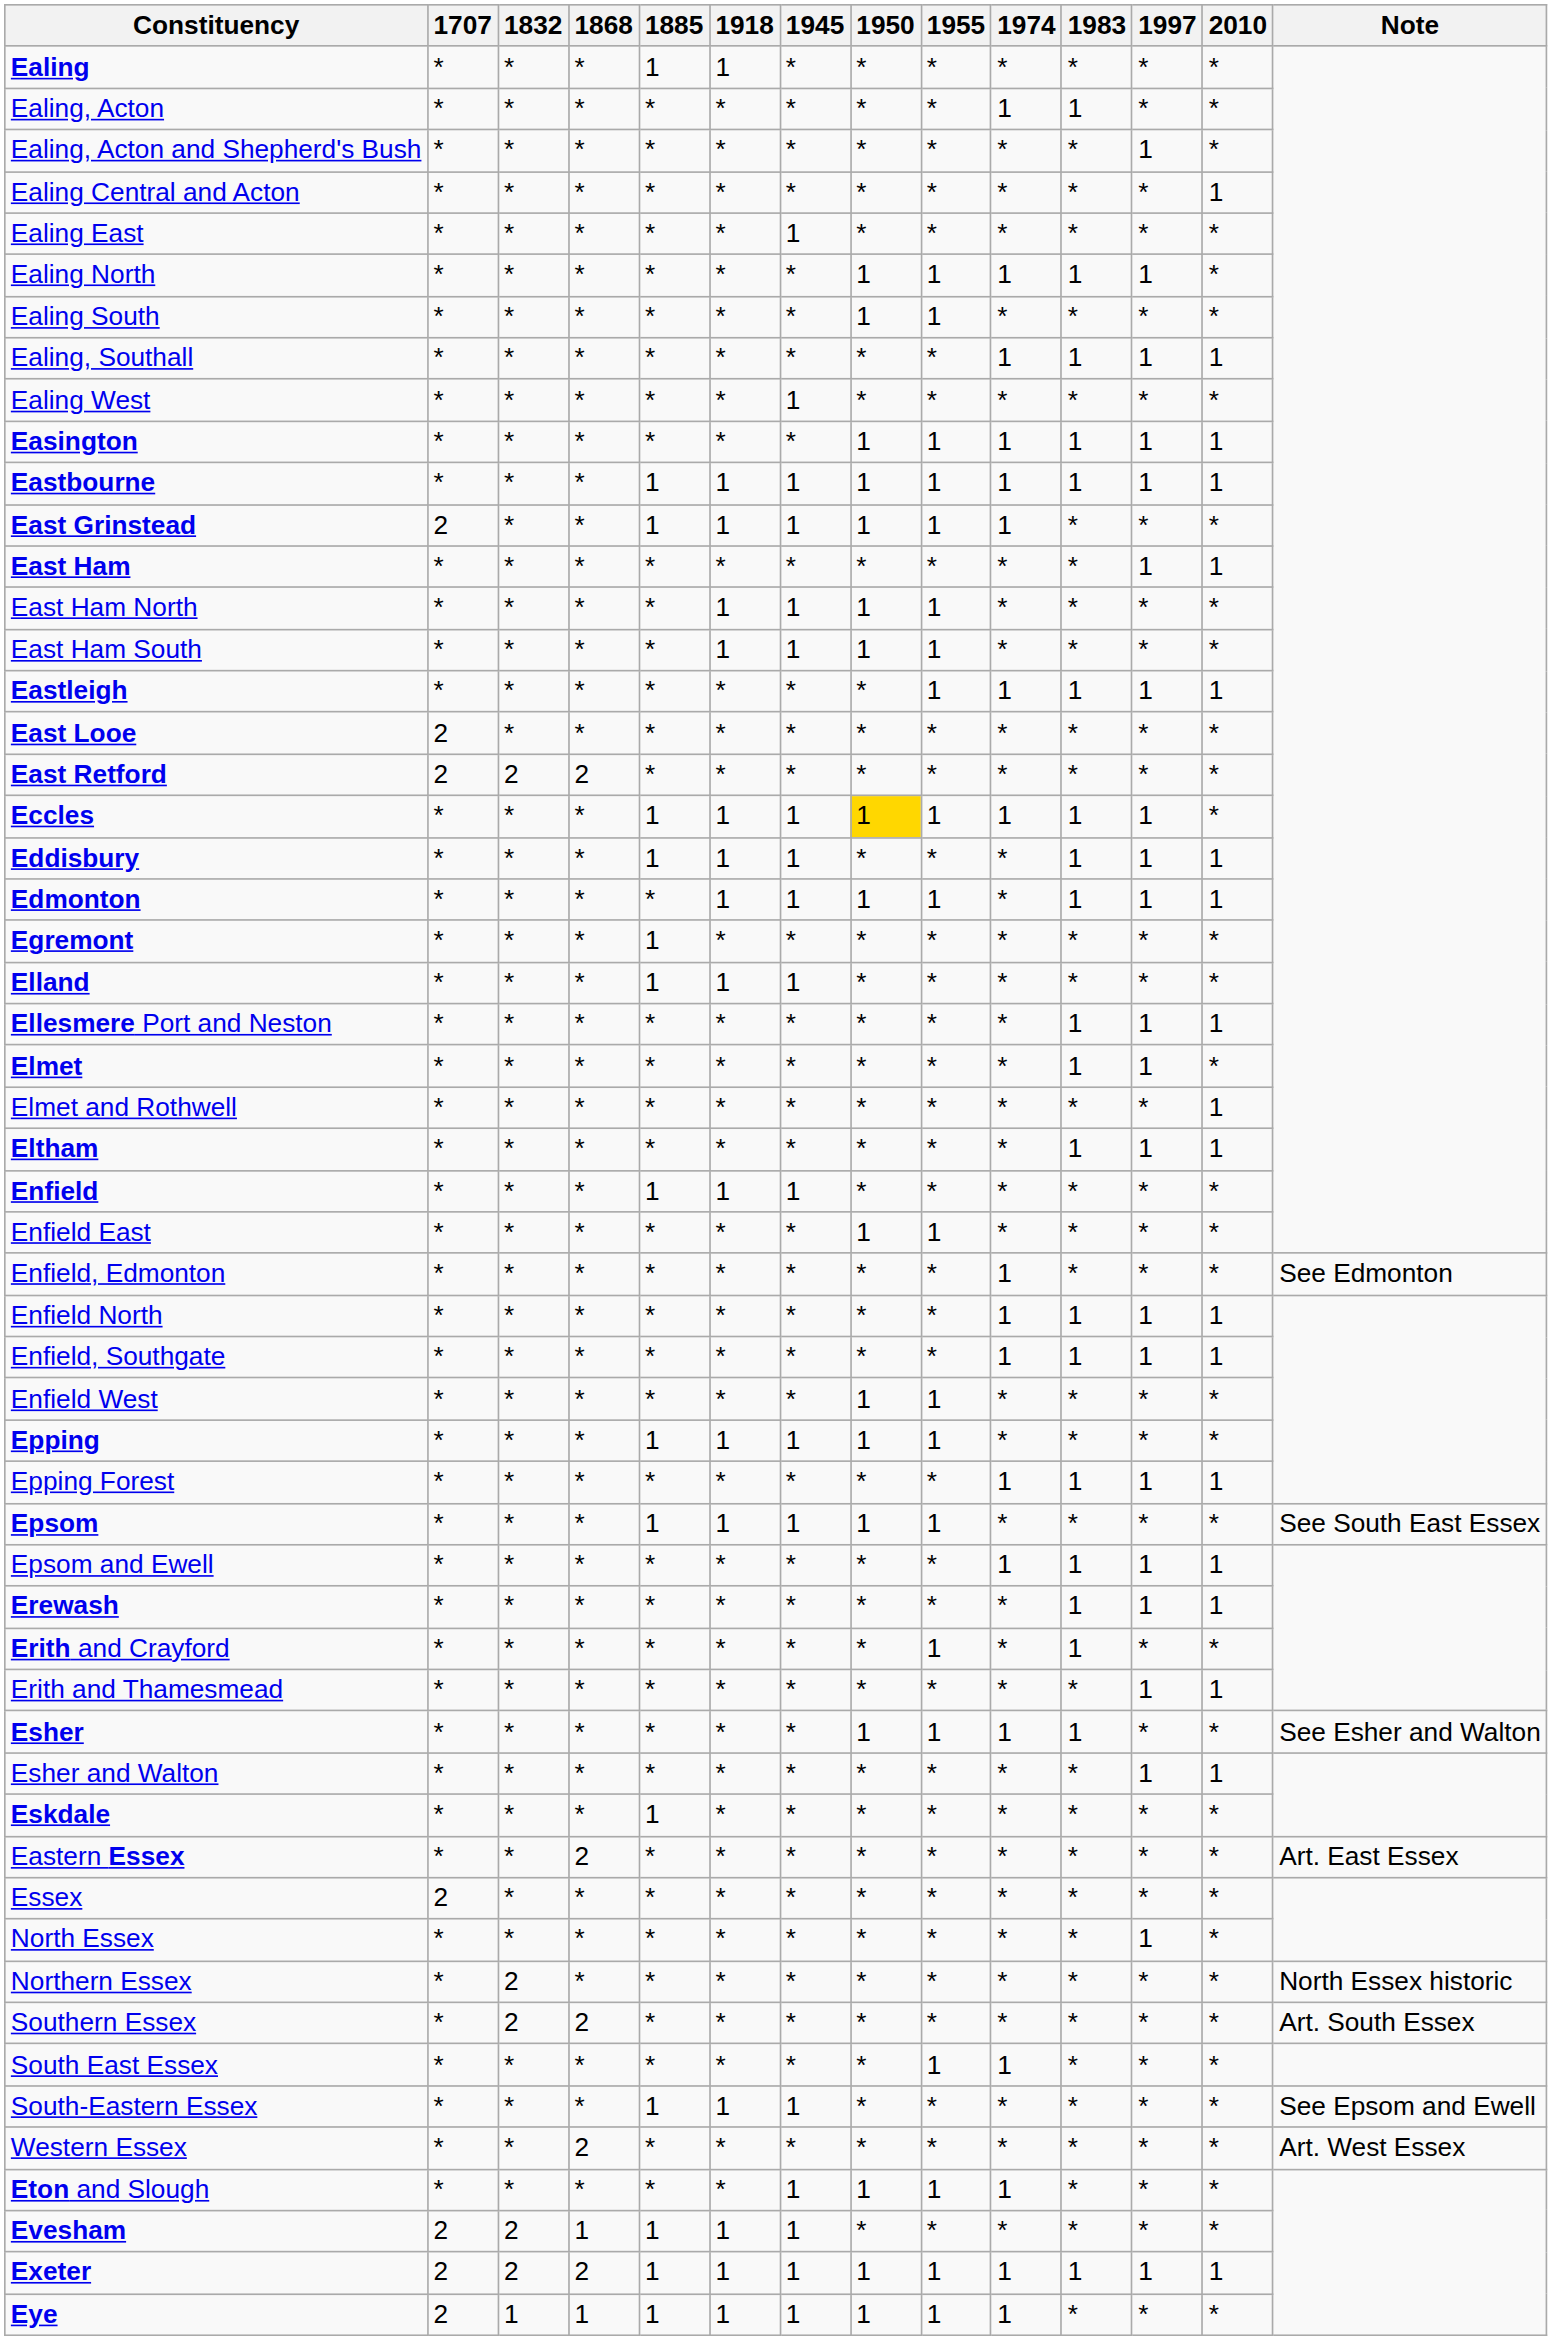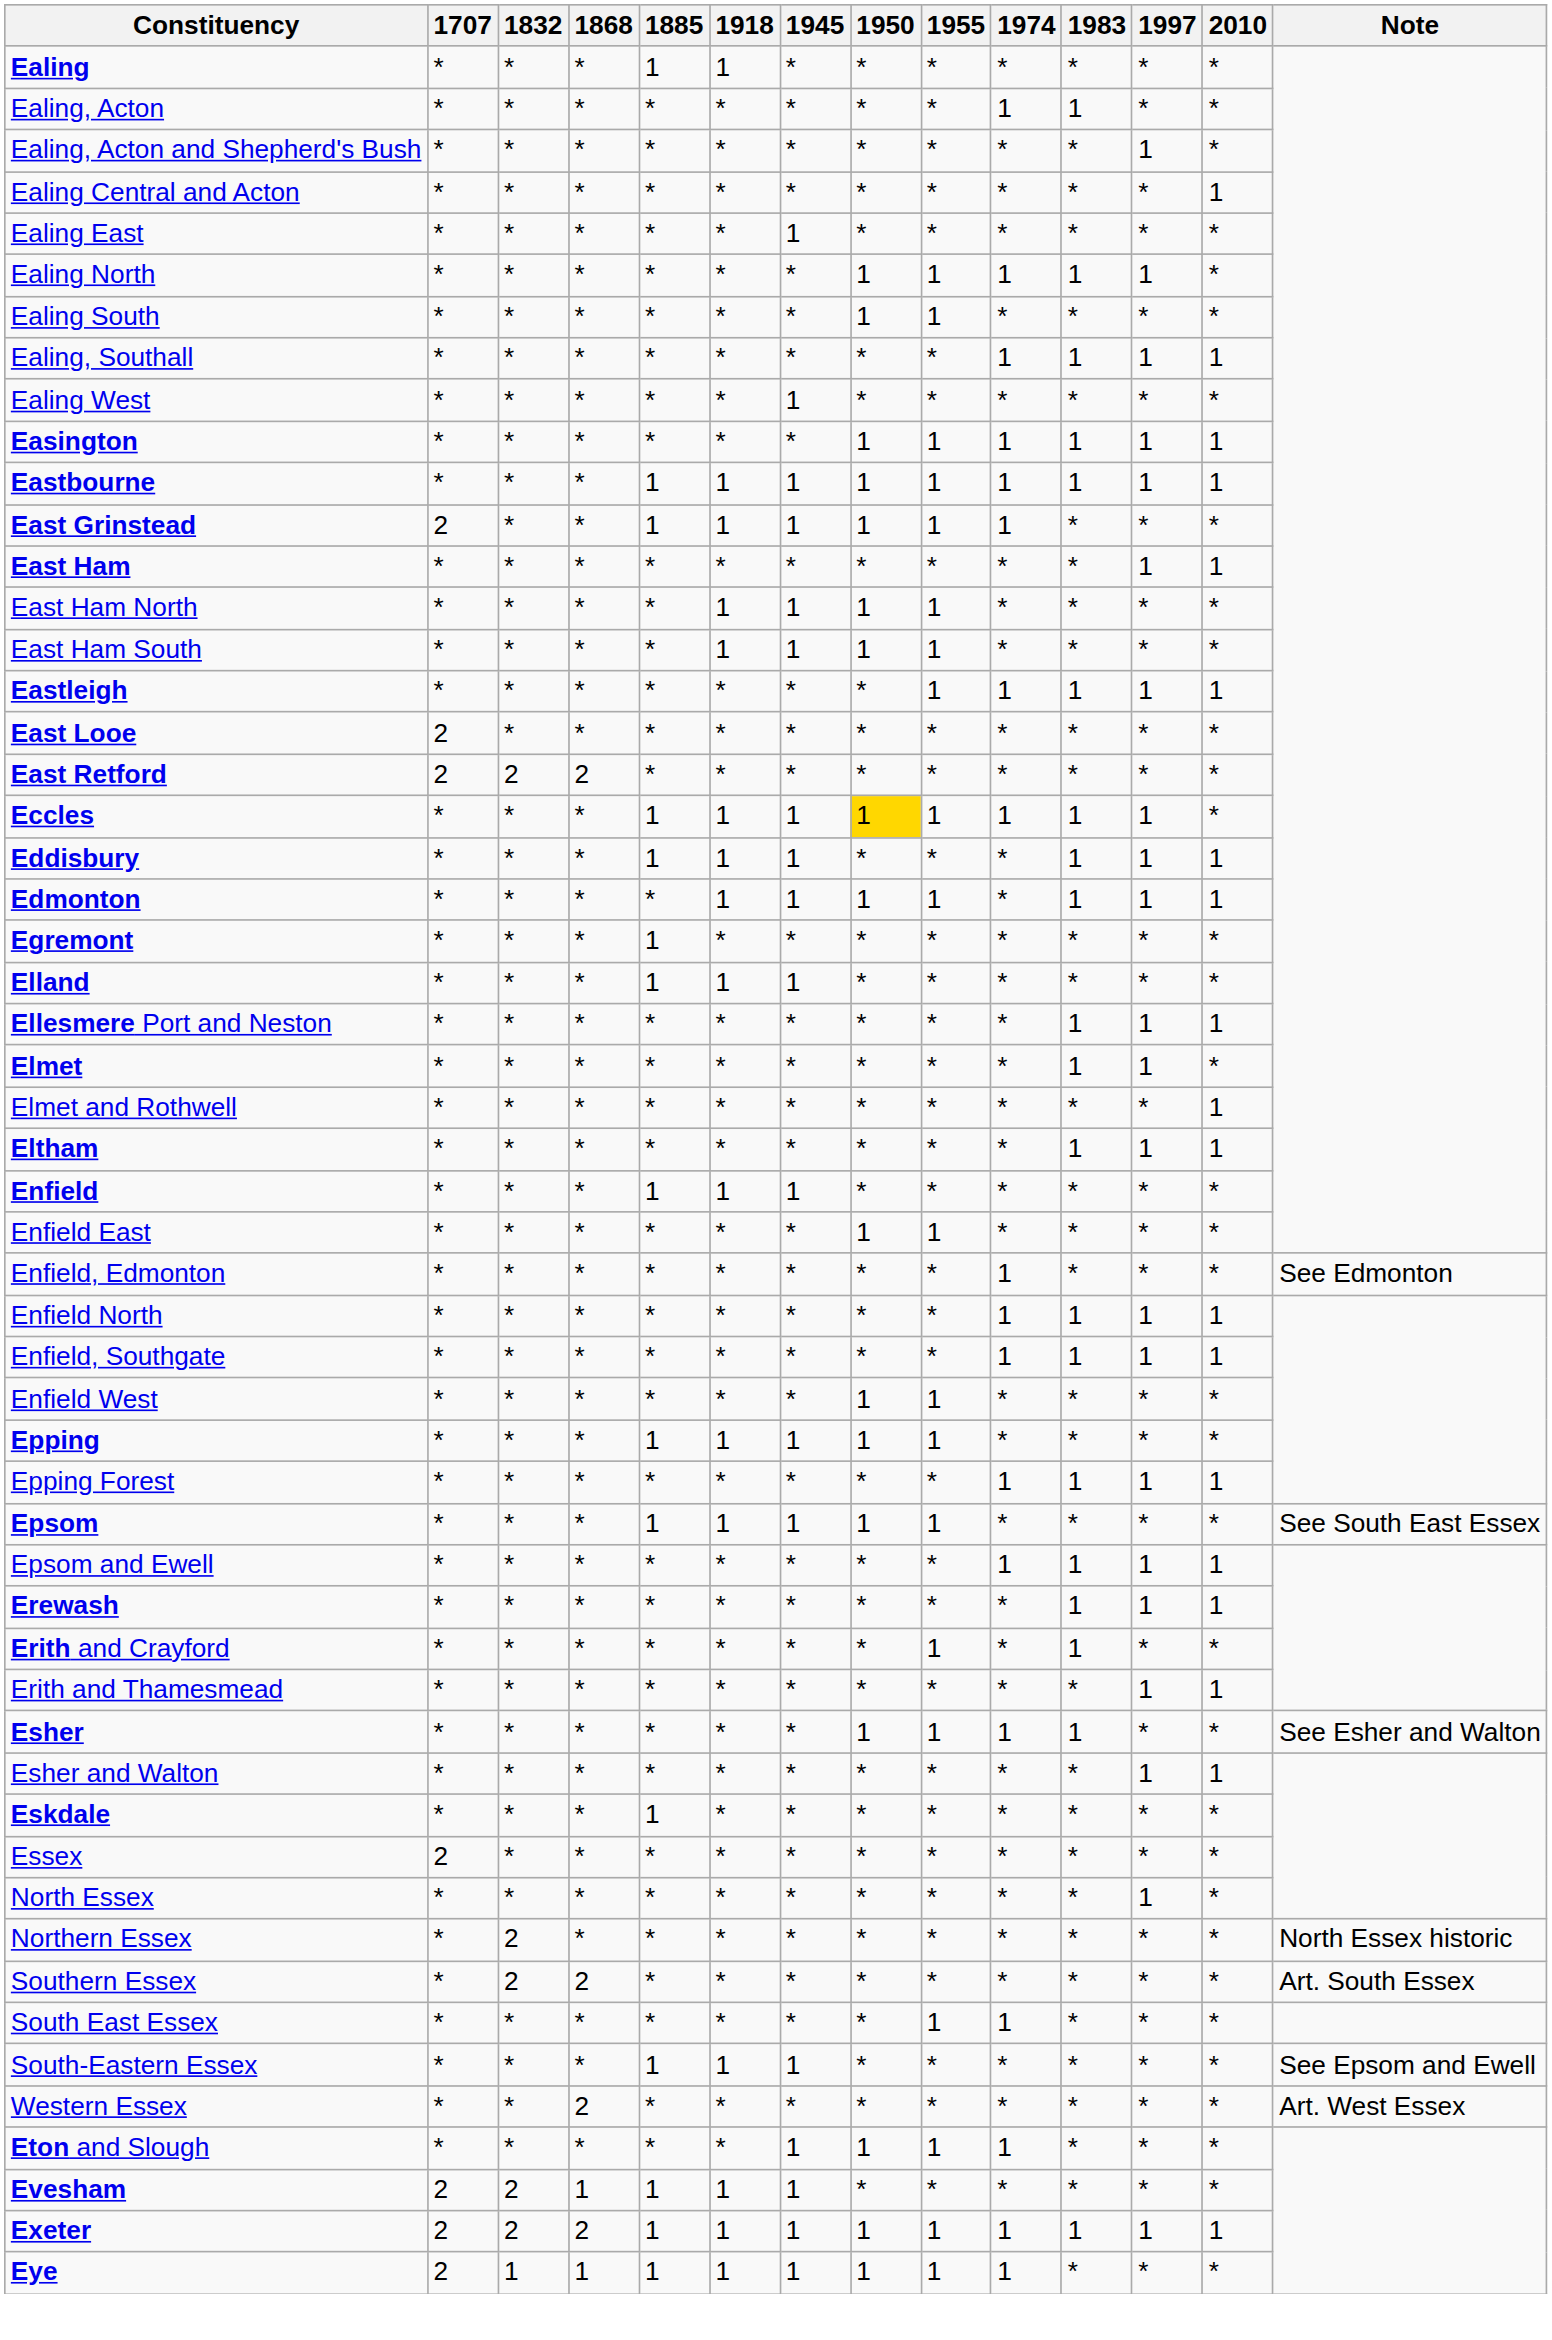- row: (98, 1856)
